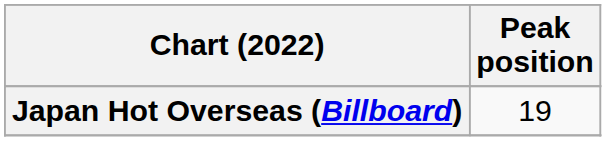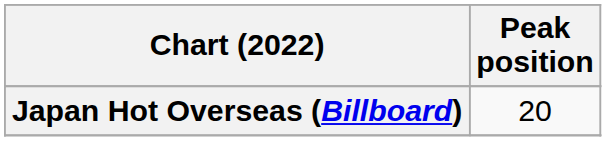(535, 110) 19 -> (535, 110) 20
